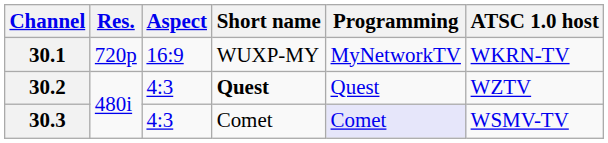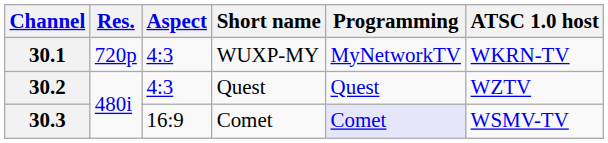(165, 54) 16:9 -> (160, 54) 4:3
(243, 87) bold -> (241, 87) normal
(160, 120) 4:3 -> (165, 120) 16:9
